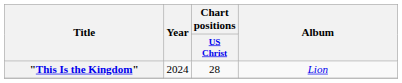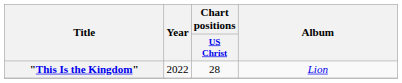(178, 69) 2024 -> (178, 69) 2022
